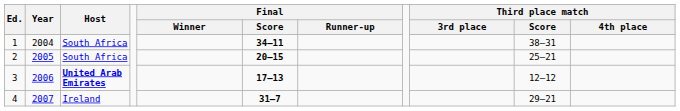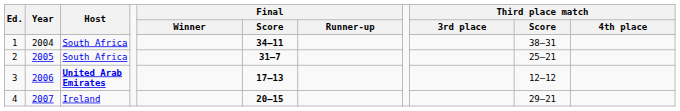(270, 57) 20–15 -> (270, 57) 31–7
(270, 98) 31–7 -> (270, 98) 20–15
